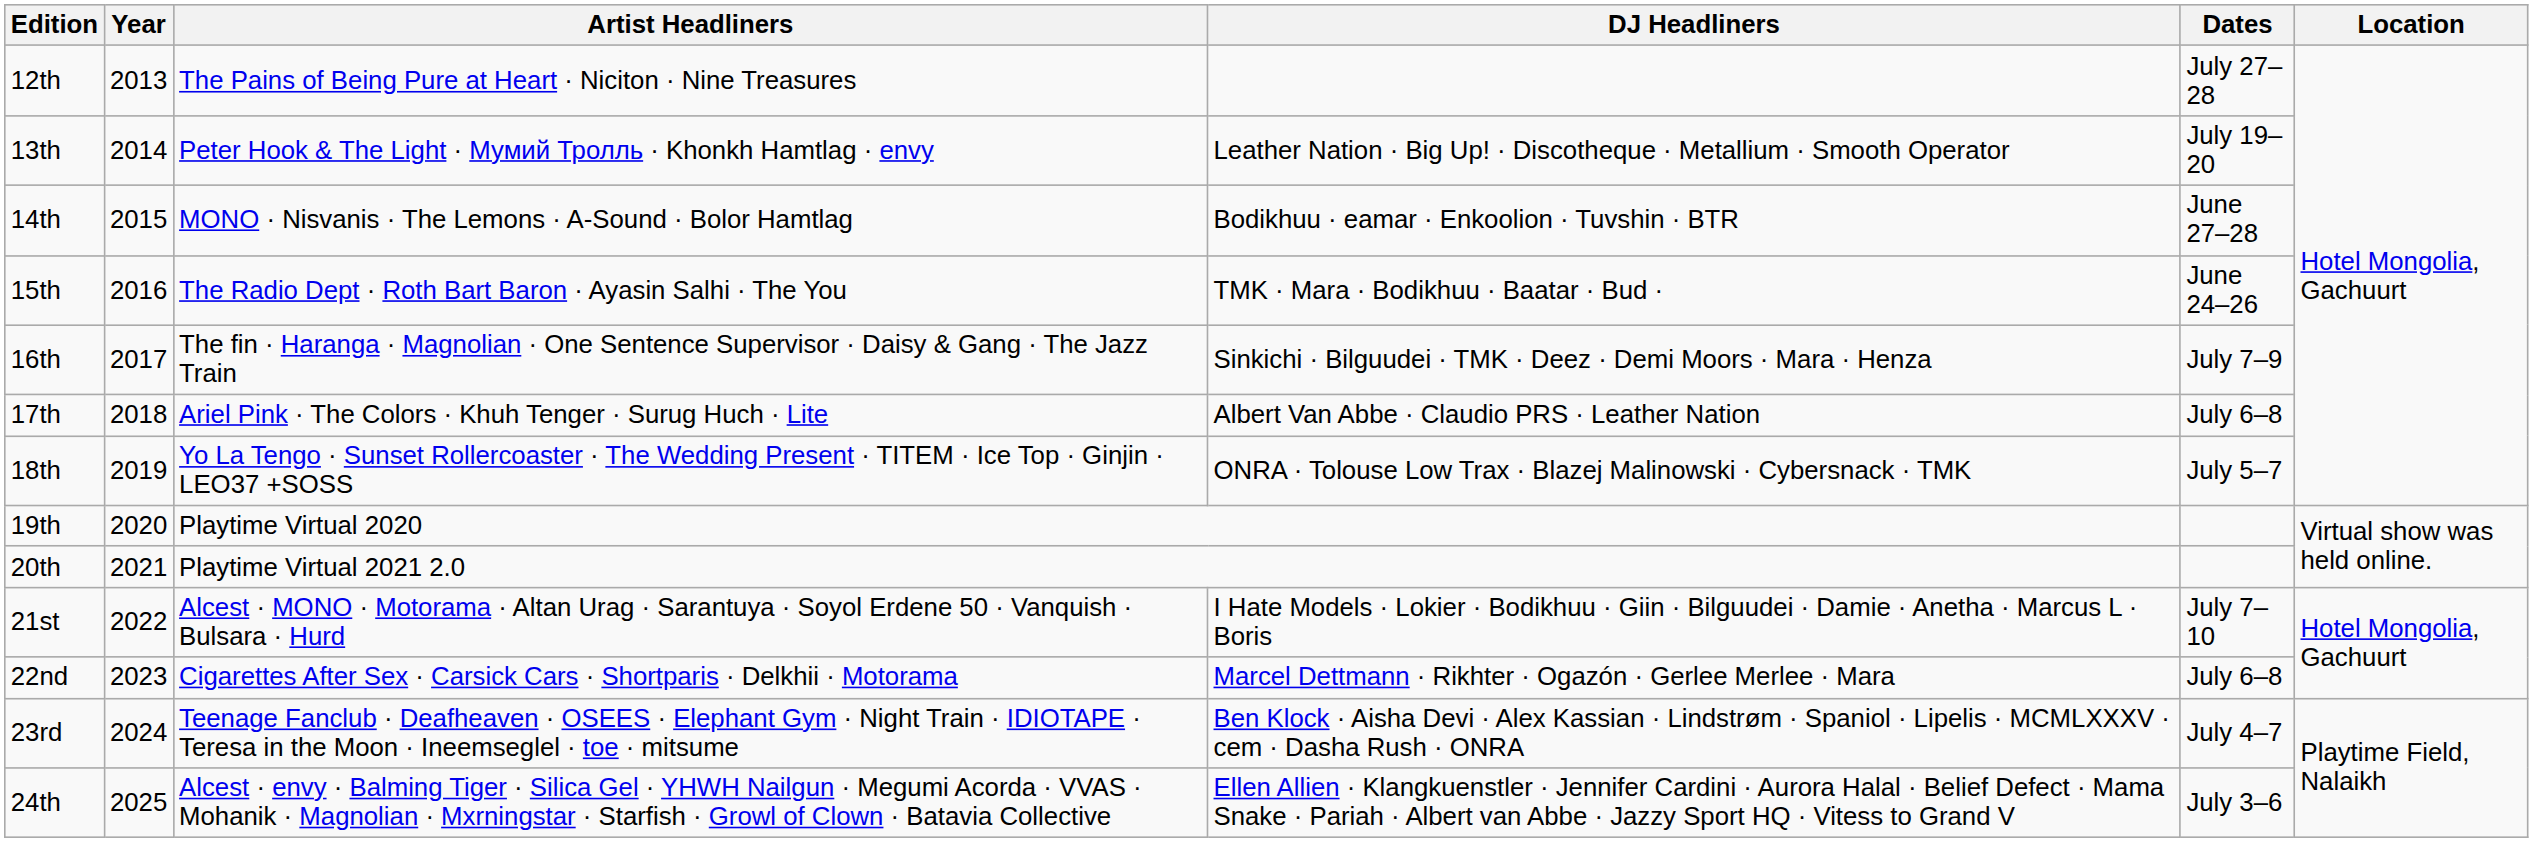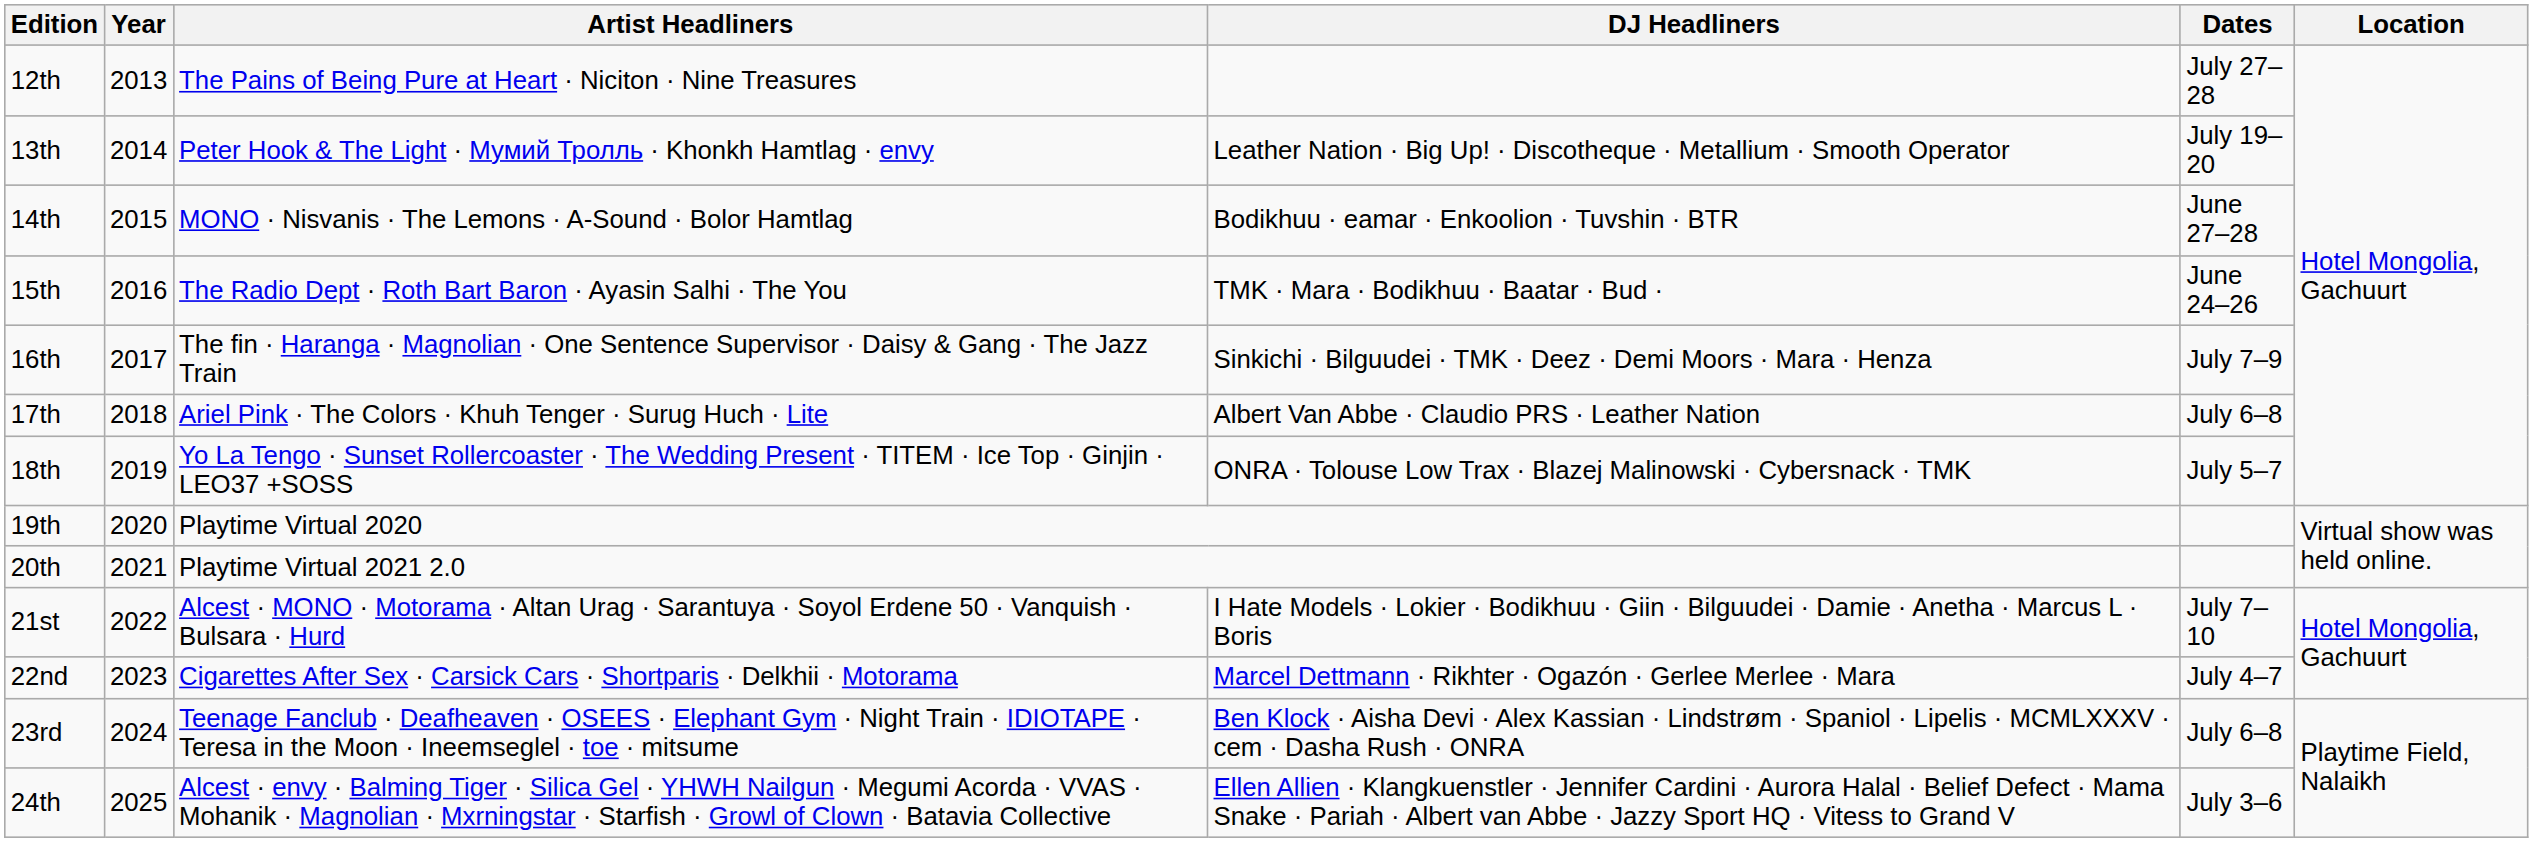(2234, 677) July 6–8 -> (2234, 677) July 4–7
(2234, 732) July 4–7 -> (2234, 732) July 6–8
